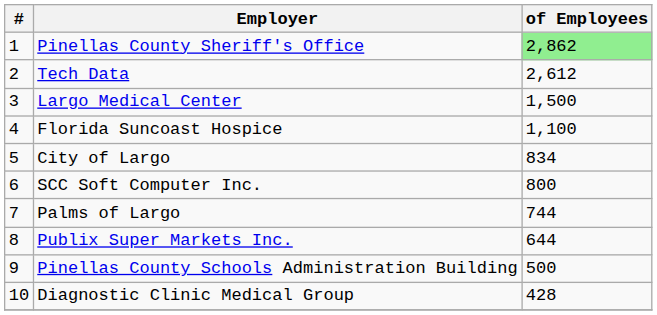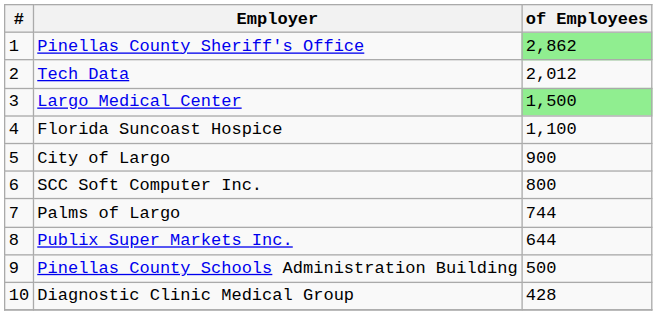(551, 74) 2,612 -> (551, 74) 2,012
(551, 102) no background -> (551, 102) lightgreen background
(541, 157) 834 -> (541, 157) 900
